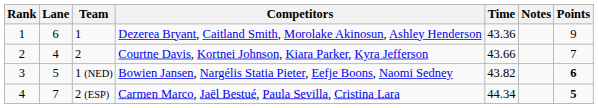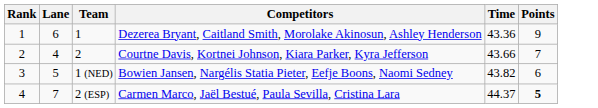- column: (536, 14)
(573, 73) bold -> (538, 73) normal
(501, 93) 44.34 -> (501, 93) 44.37
